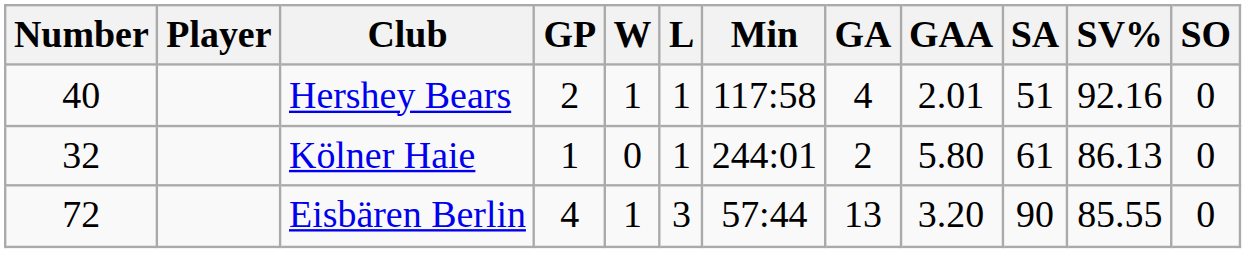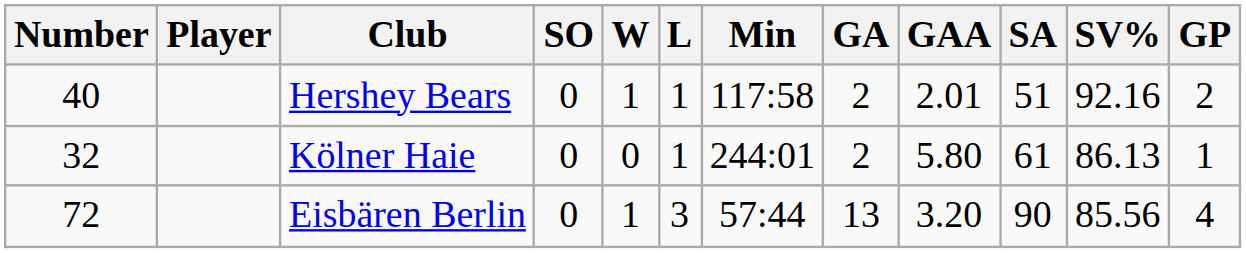columns swapped: (570, 34) <-> (1206, 34)
(863, 94) 4 -> (861, 94) 2
(1120, 214) 85.55 -> (1118, 214) 85.56
